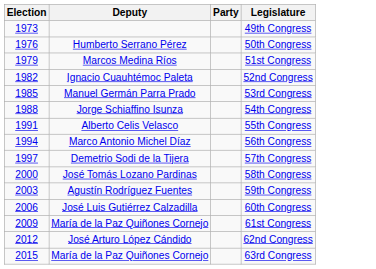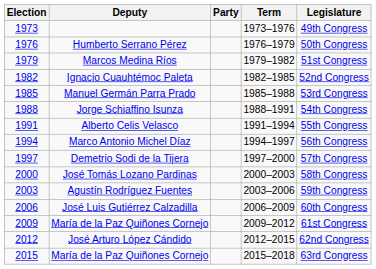+ column: (269, 12)
